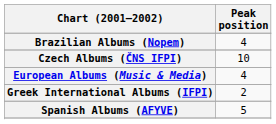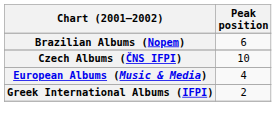(244, 42) 4 -> (244, 42) 6
- row: (110, 110)
